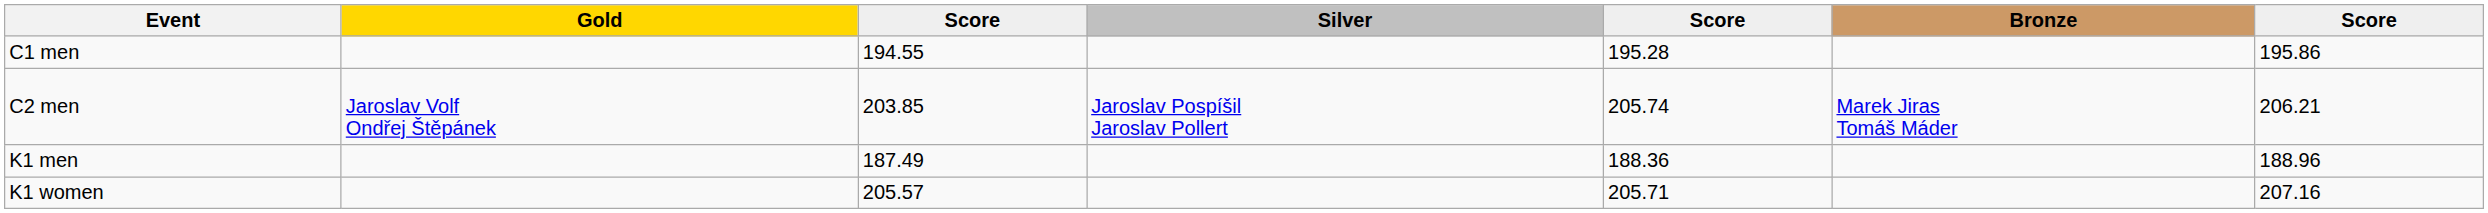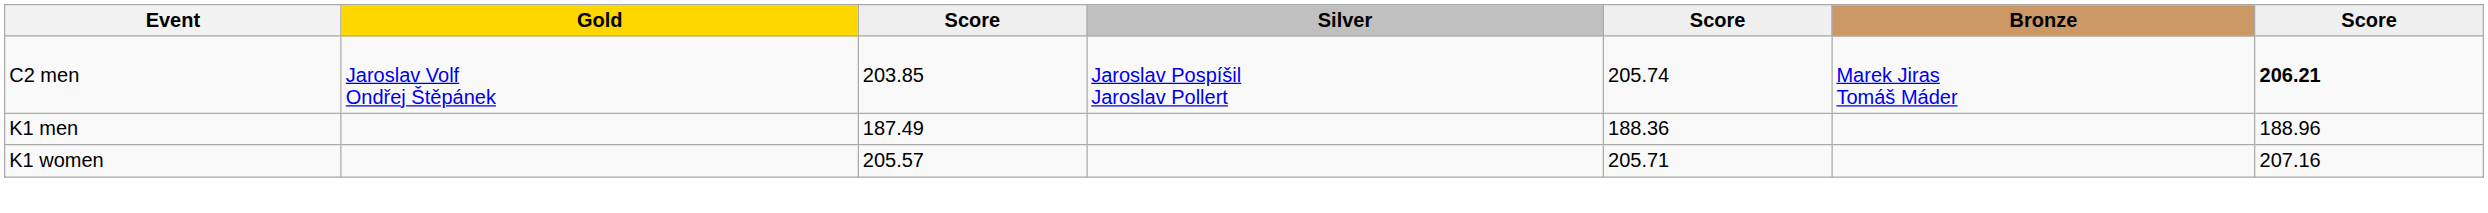- row: (44, 52)
(2290, 106) normal -> (2290, 74) bold
